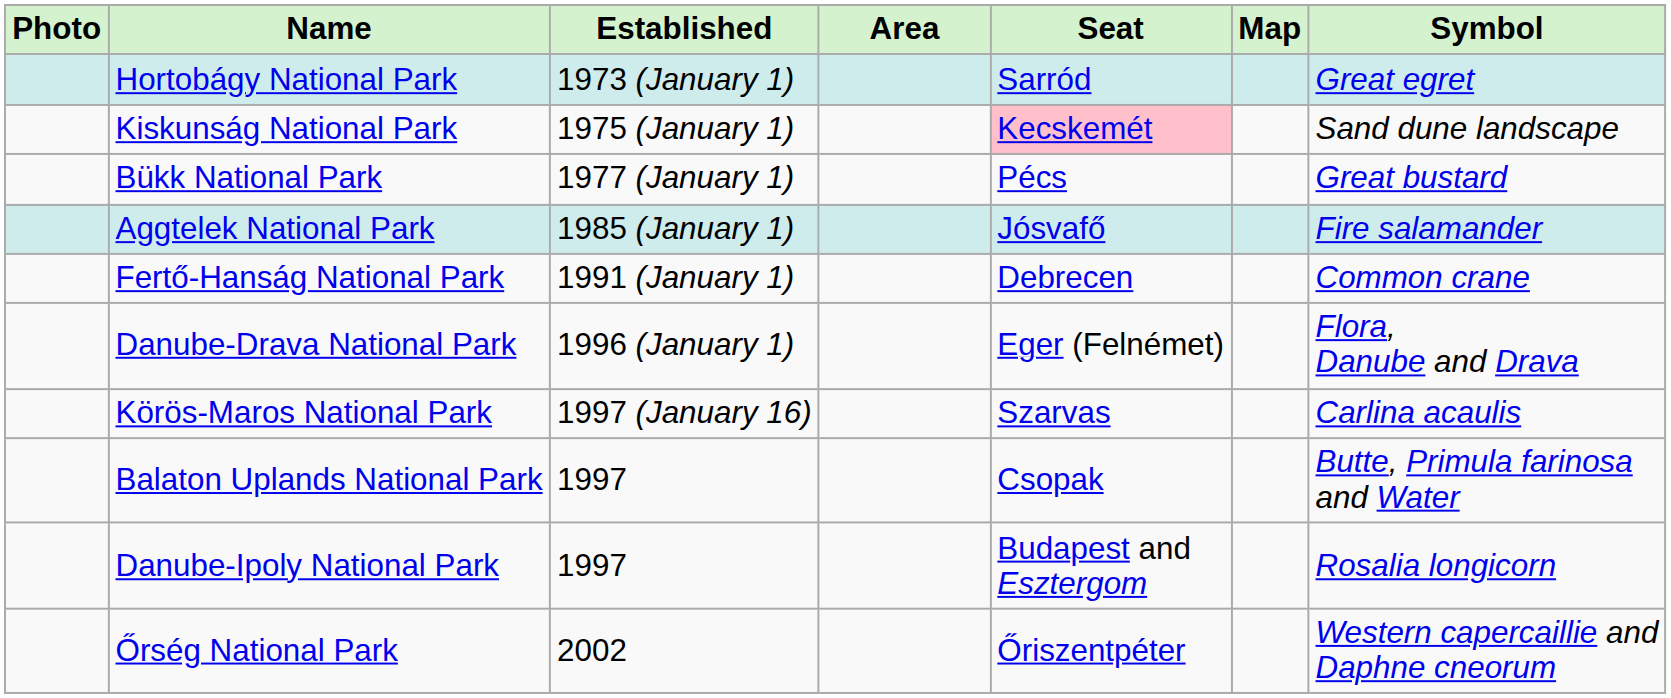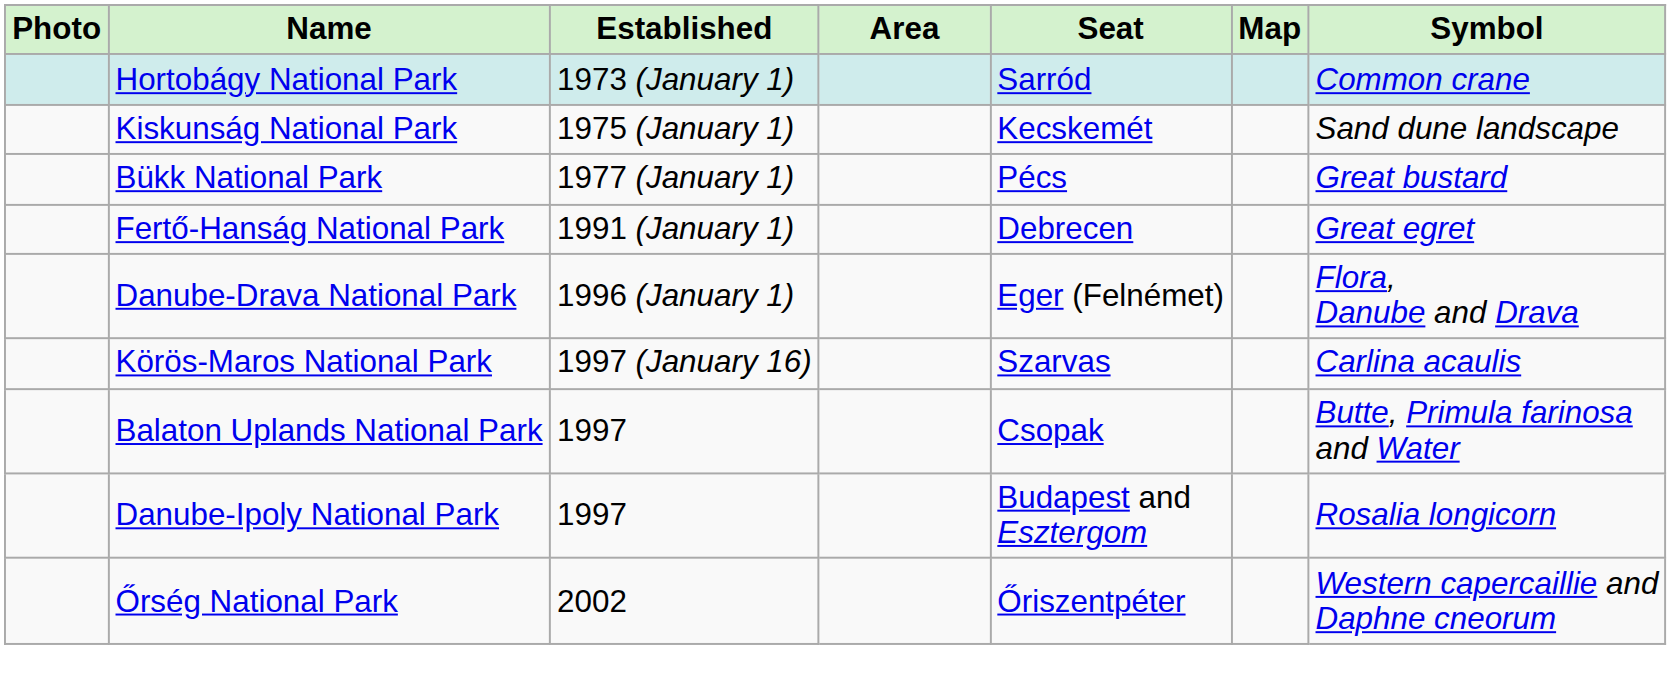(1395, 79) Great egret -> (1423, 79) Common crane
(1075, 128) pink background -> (1075, 128) no background
- row: (275, 228)
(1423, 278) Common crane -> (1395, 228) Great egret
